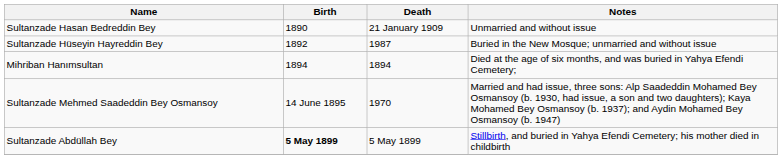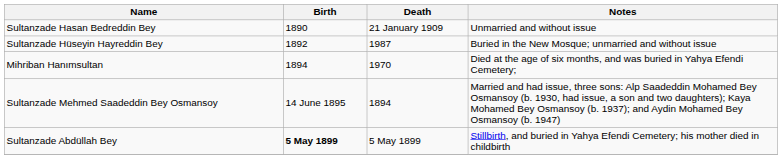(380, 65) 1894 -> (380, 65) 1970
(380, 103) 1970 -> (380, 103) 1894
